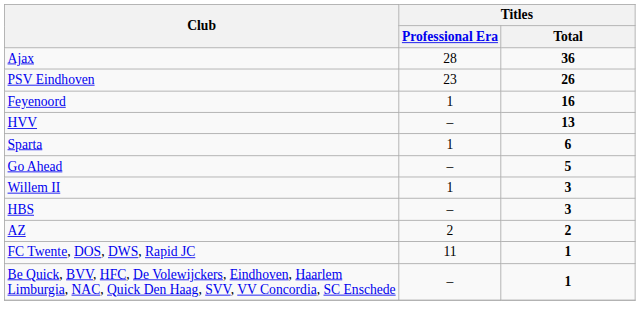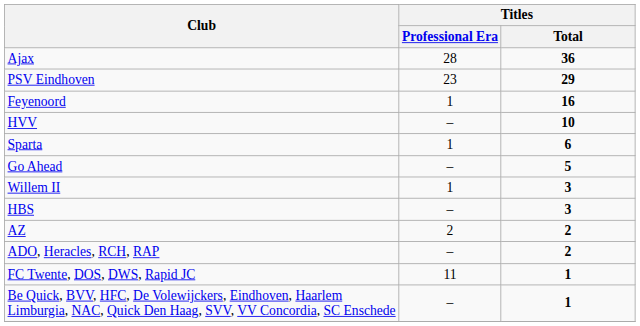(568, 79) 26 -> (568, 79) 29
(568, 123) 13 -> (568, 123) 10
+ row: (83, 252)
